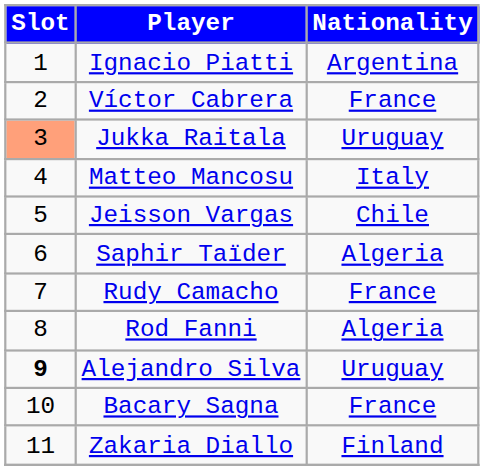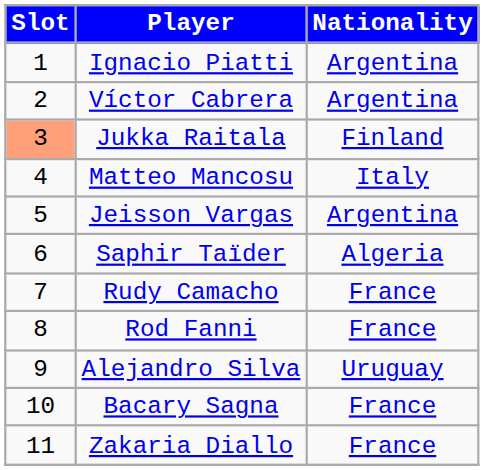(393, 101) France -> (393, 101) Argentina
(392, 139) Uruguay -> (392, 139) Finland
(393, 216) Chile -> (393, 216) Argentina
(392, 331) Algeria -> (393, 331) France
(41, 369) bold -> (41, 369) normal
(392, 446) Finland -> (393, 446) France
